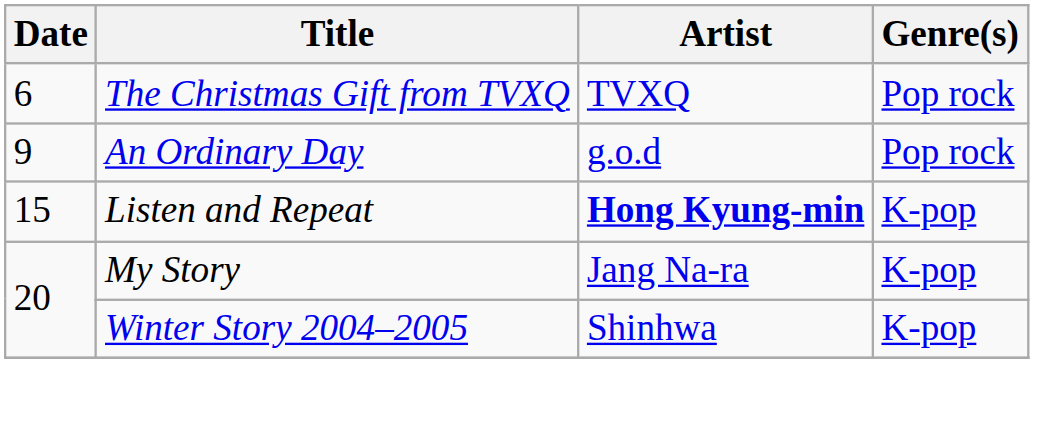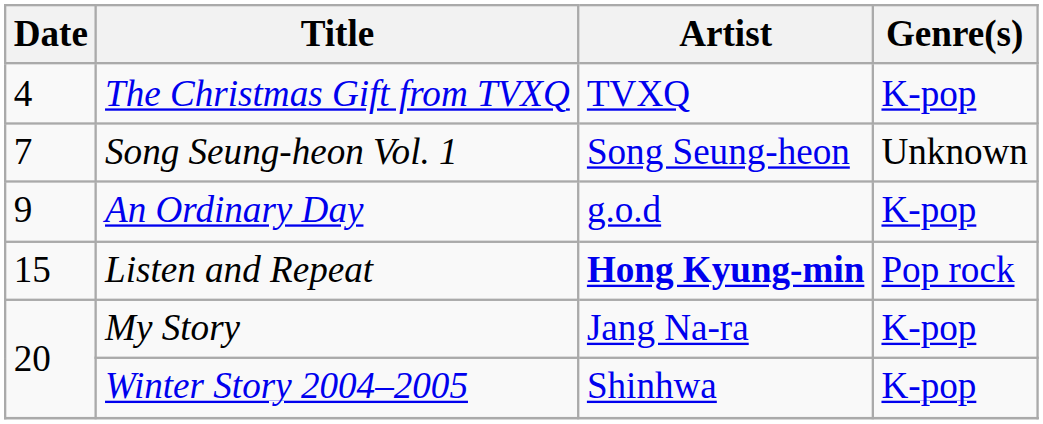(23, 92) 6 -> (23, 92) 4
(948, 92) Pop rock -> (929, 92) K-pop
+ row: (281, 151)
(948, 151) Pop rock -> (929, 210) K-pop
(929, 210) K-pop -> (948, 269) Pop rock
